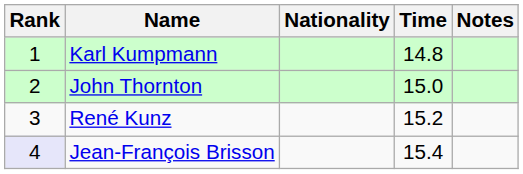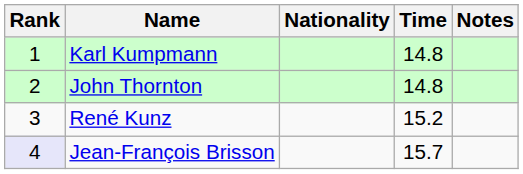(423, 86) 15.0 -> (423, 86) 14.8
(423, 151) 15.4 -> (423, 151) 15.7
